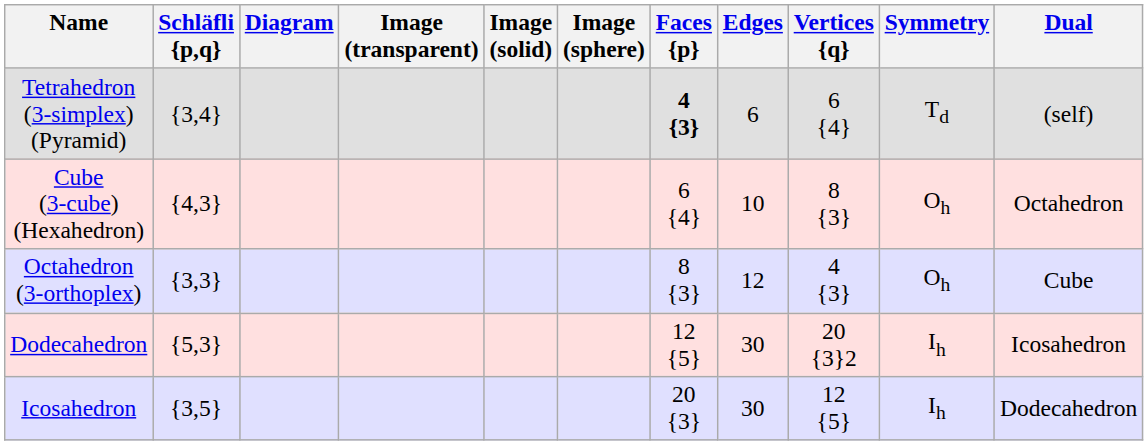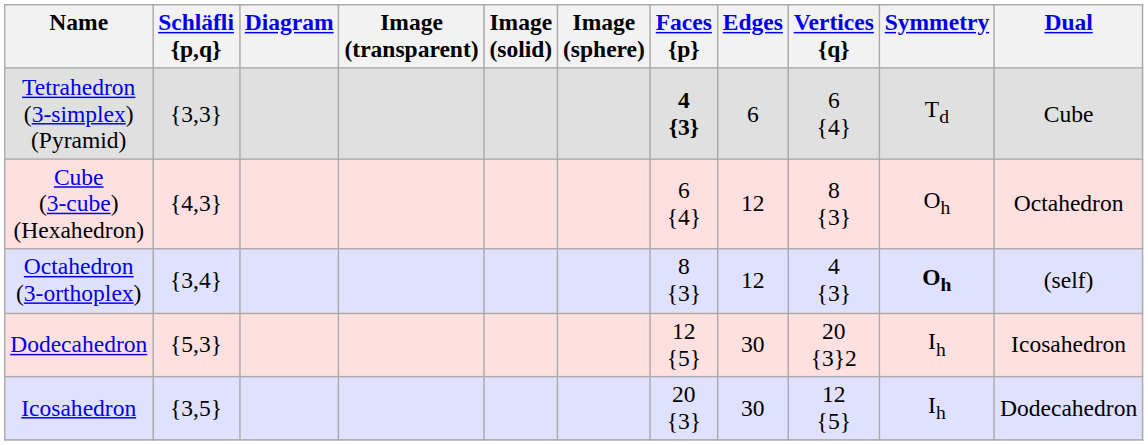(196, 113) {3,4} -> (196, 113) {3,3}
(1069, 113) (self) -> (1069, 113) Cube
(753, 203) 10 -> (753, 203) 12
(196, 280) {3,3} -> (196, 280) {3,4}
(937, 280) normal -> (937, 280) bold
(1069, 280) Cube -> (1069, 280) (self)
